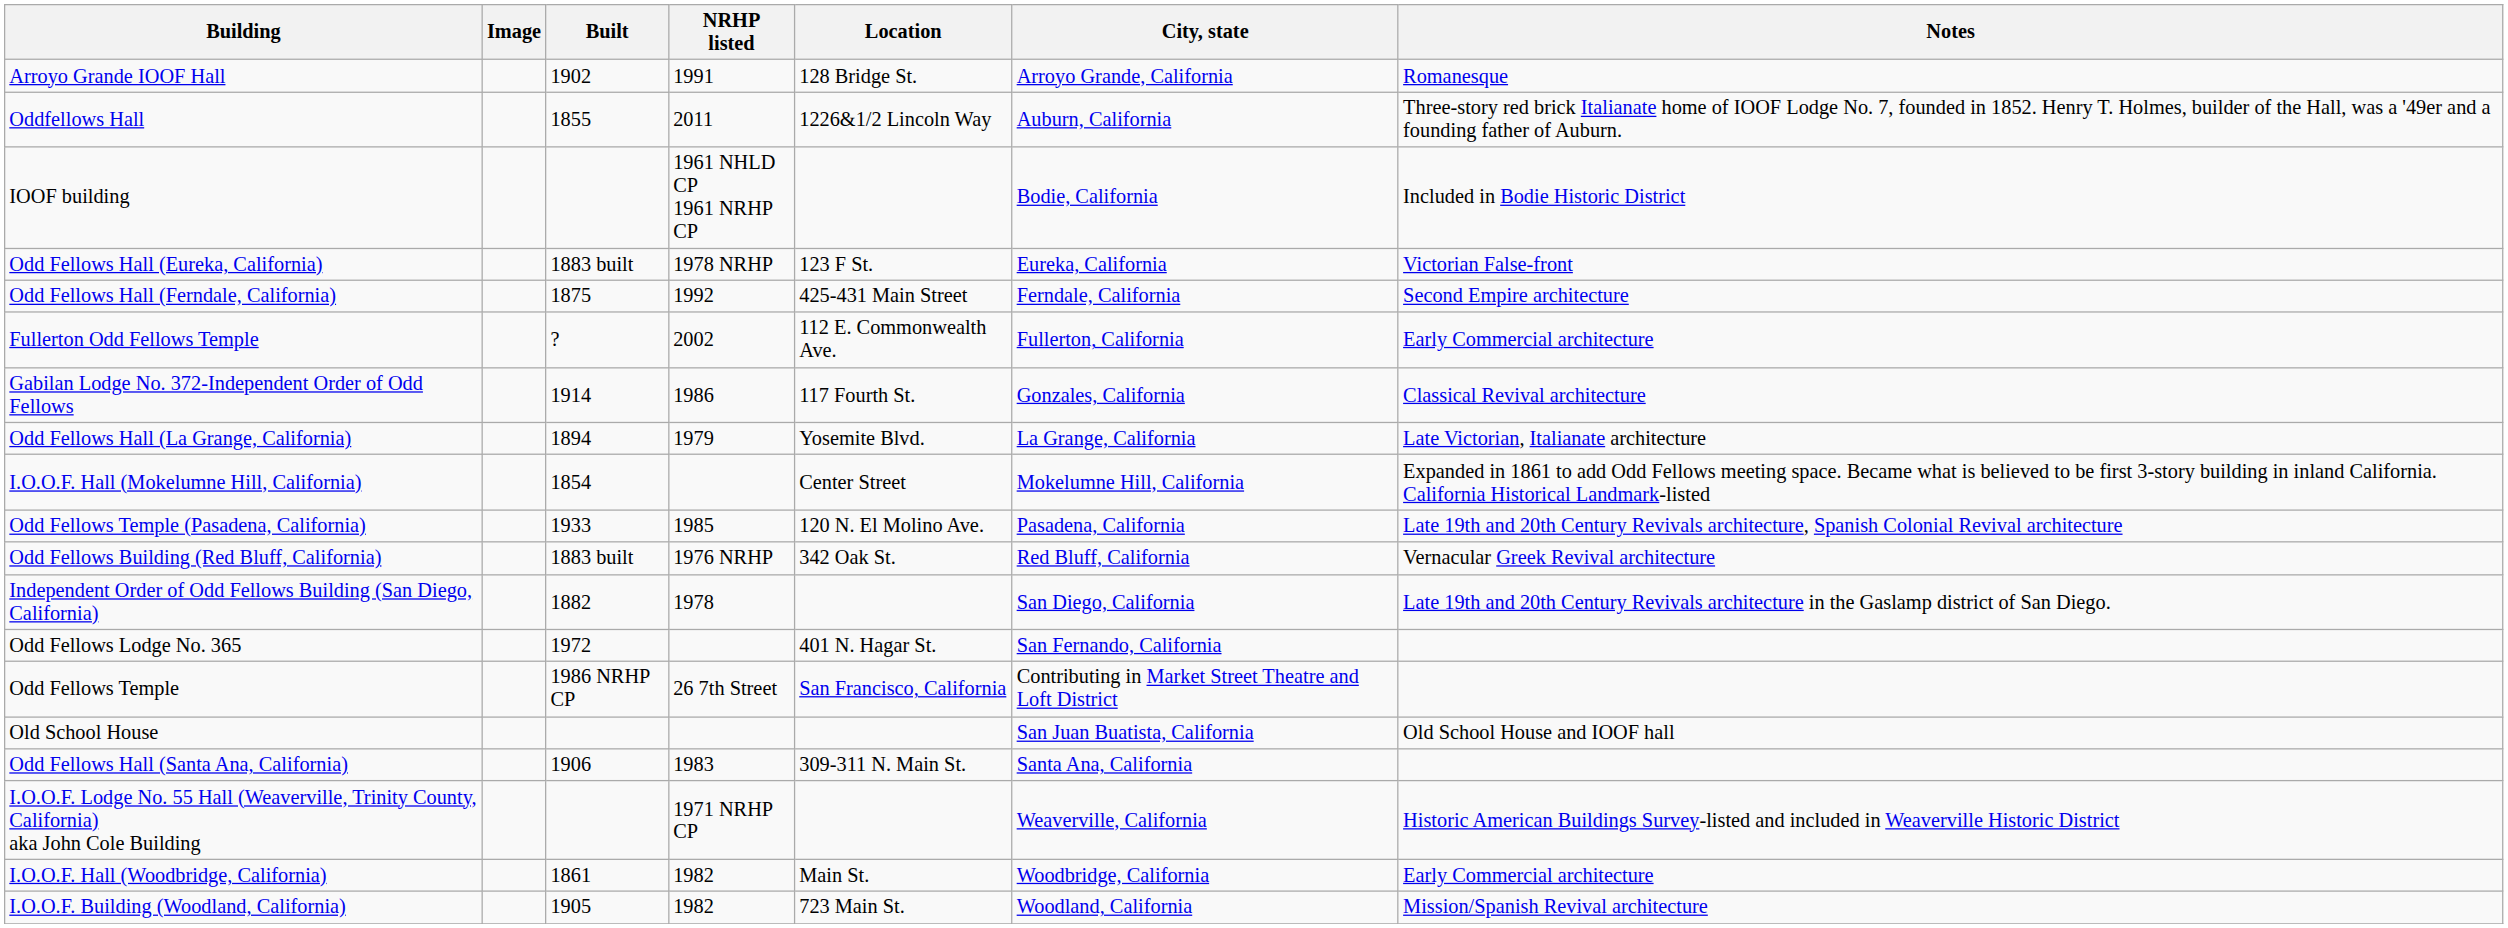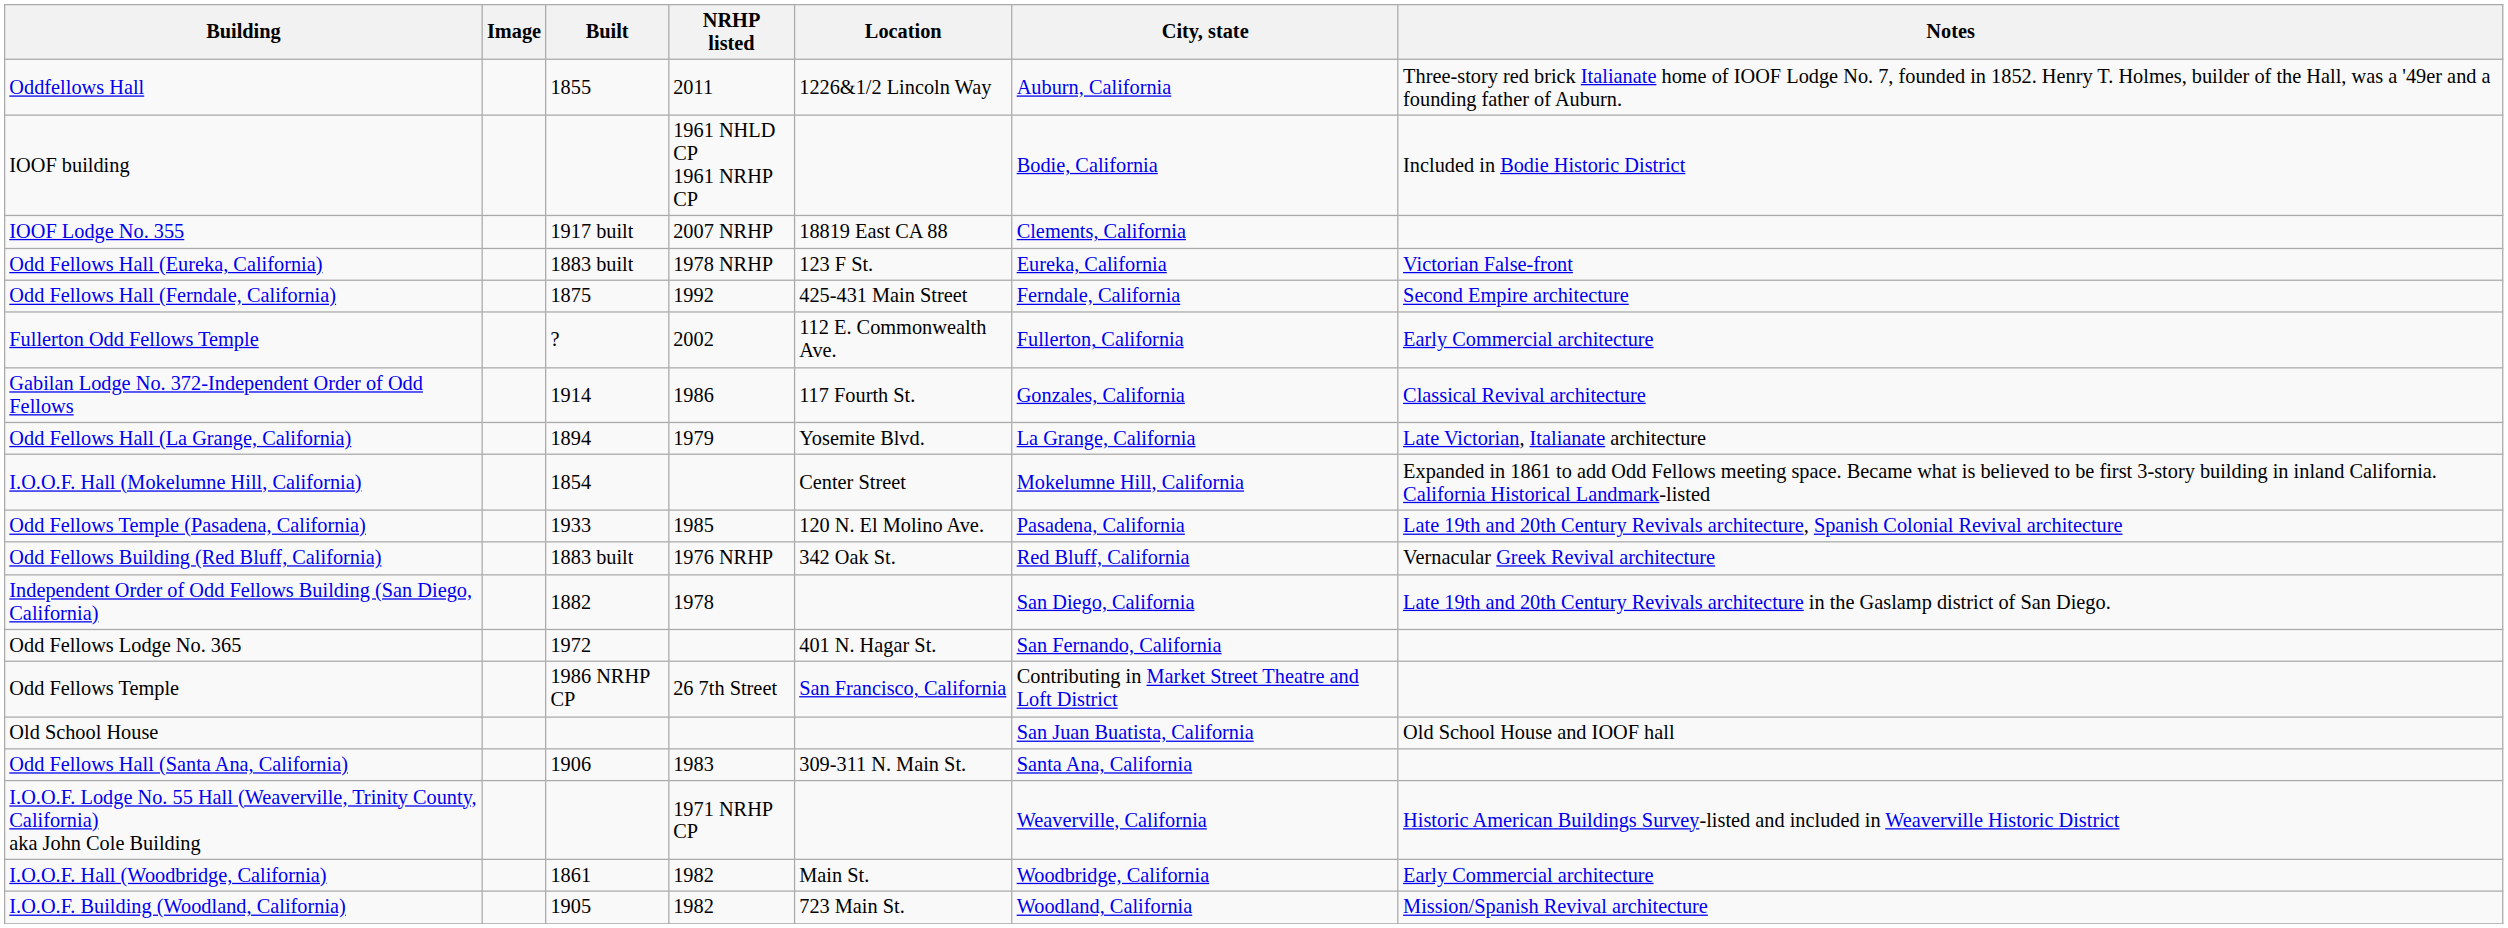- row: (117, 75)
+ row: (97, 231)
